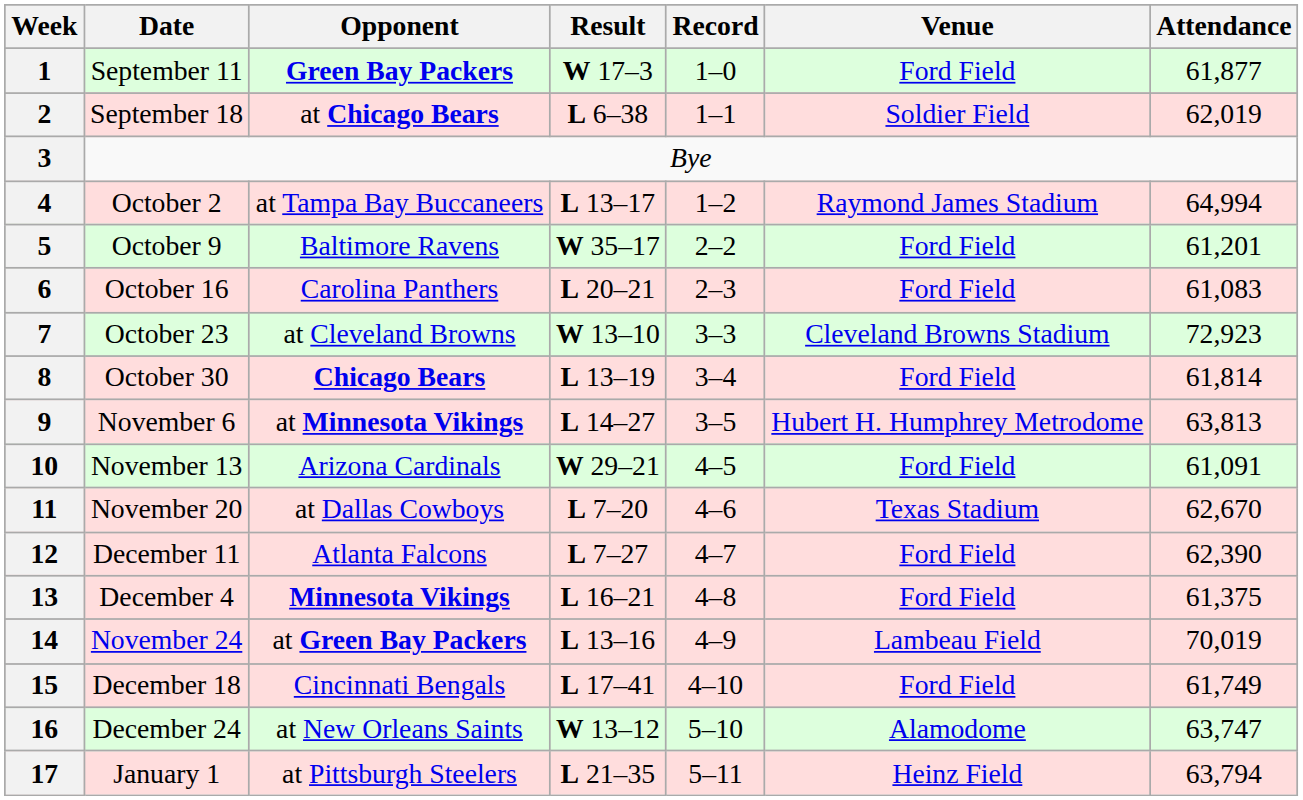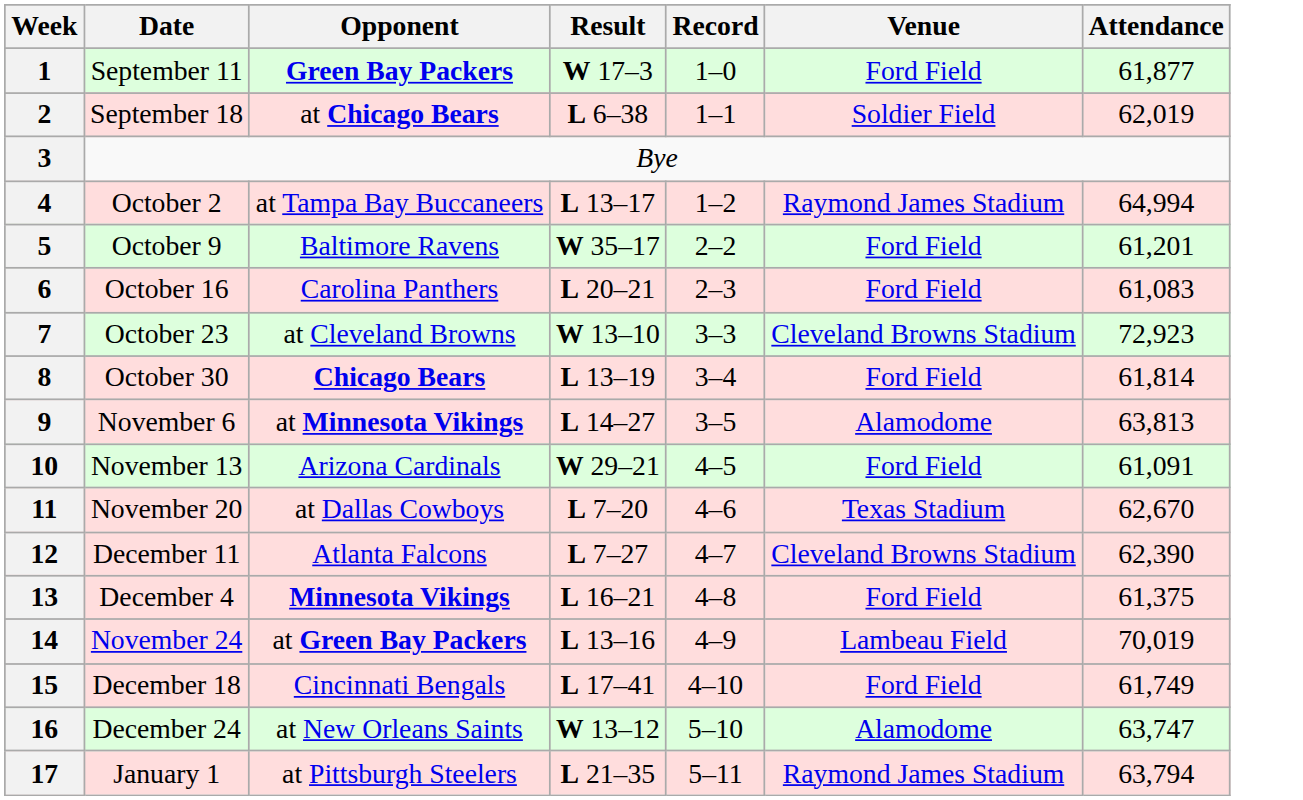(957, 421) Hubert H. Humphrey Metrodome -> (924, 421) Alamodome
(957, 553) Ford Field -> (924, 553) Cleveland Browns Stadium
(957, 772) Heinz Field -> (924, 772) Raymond James Stadium
